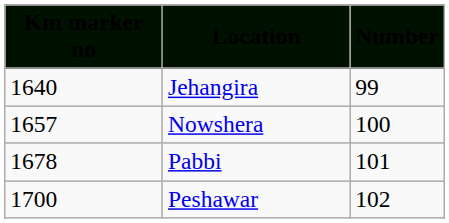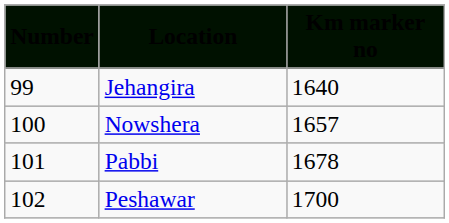columns swapped: (397, 36) <-> (84, 36)
